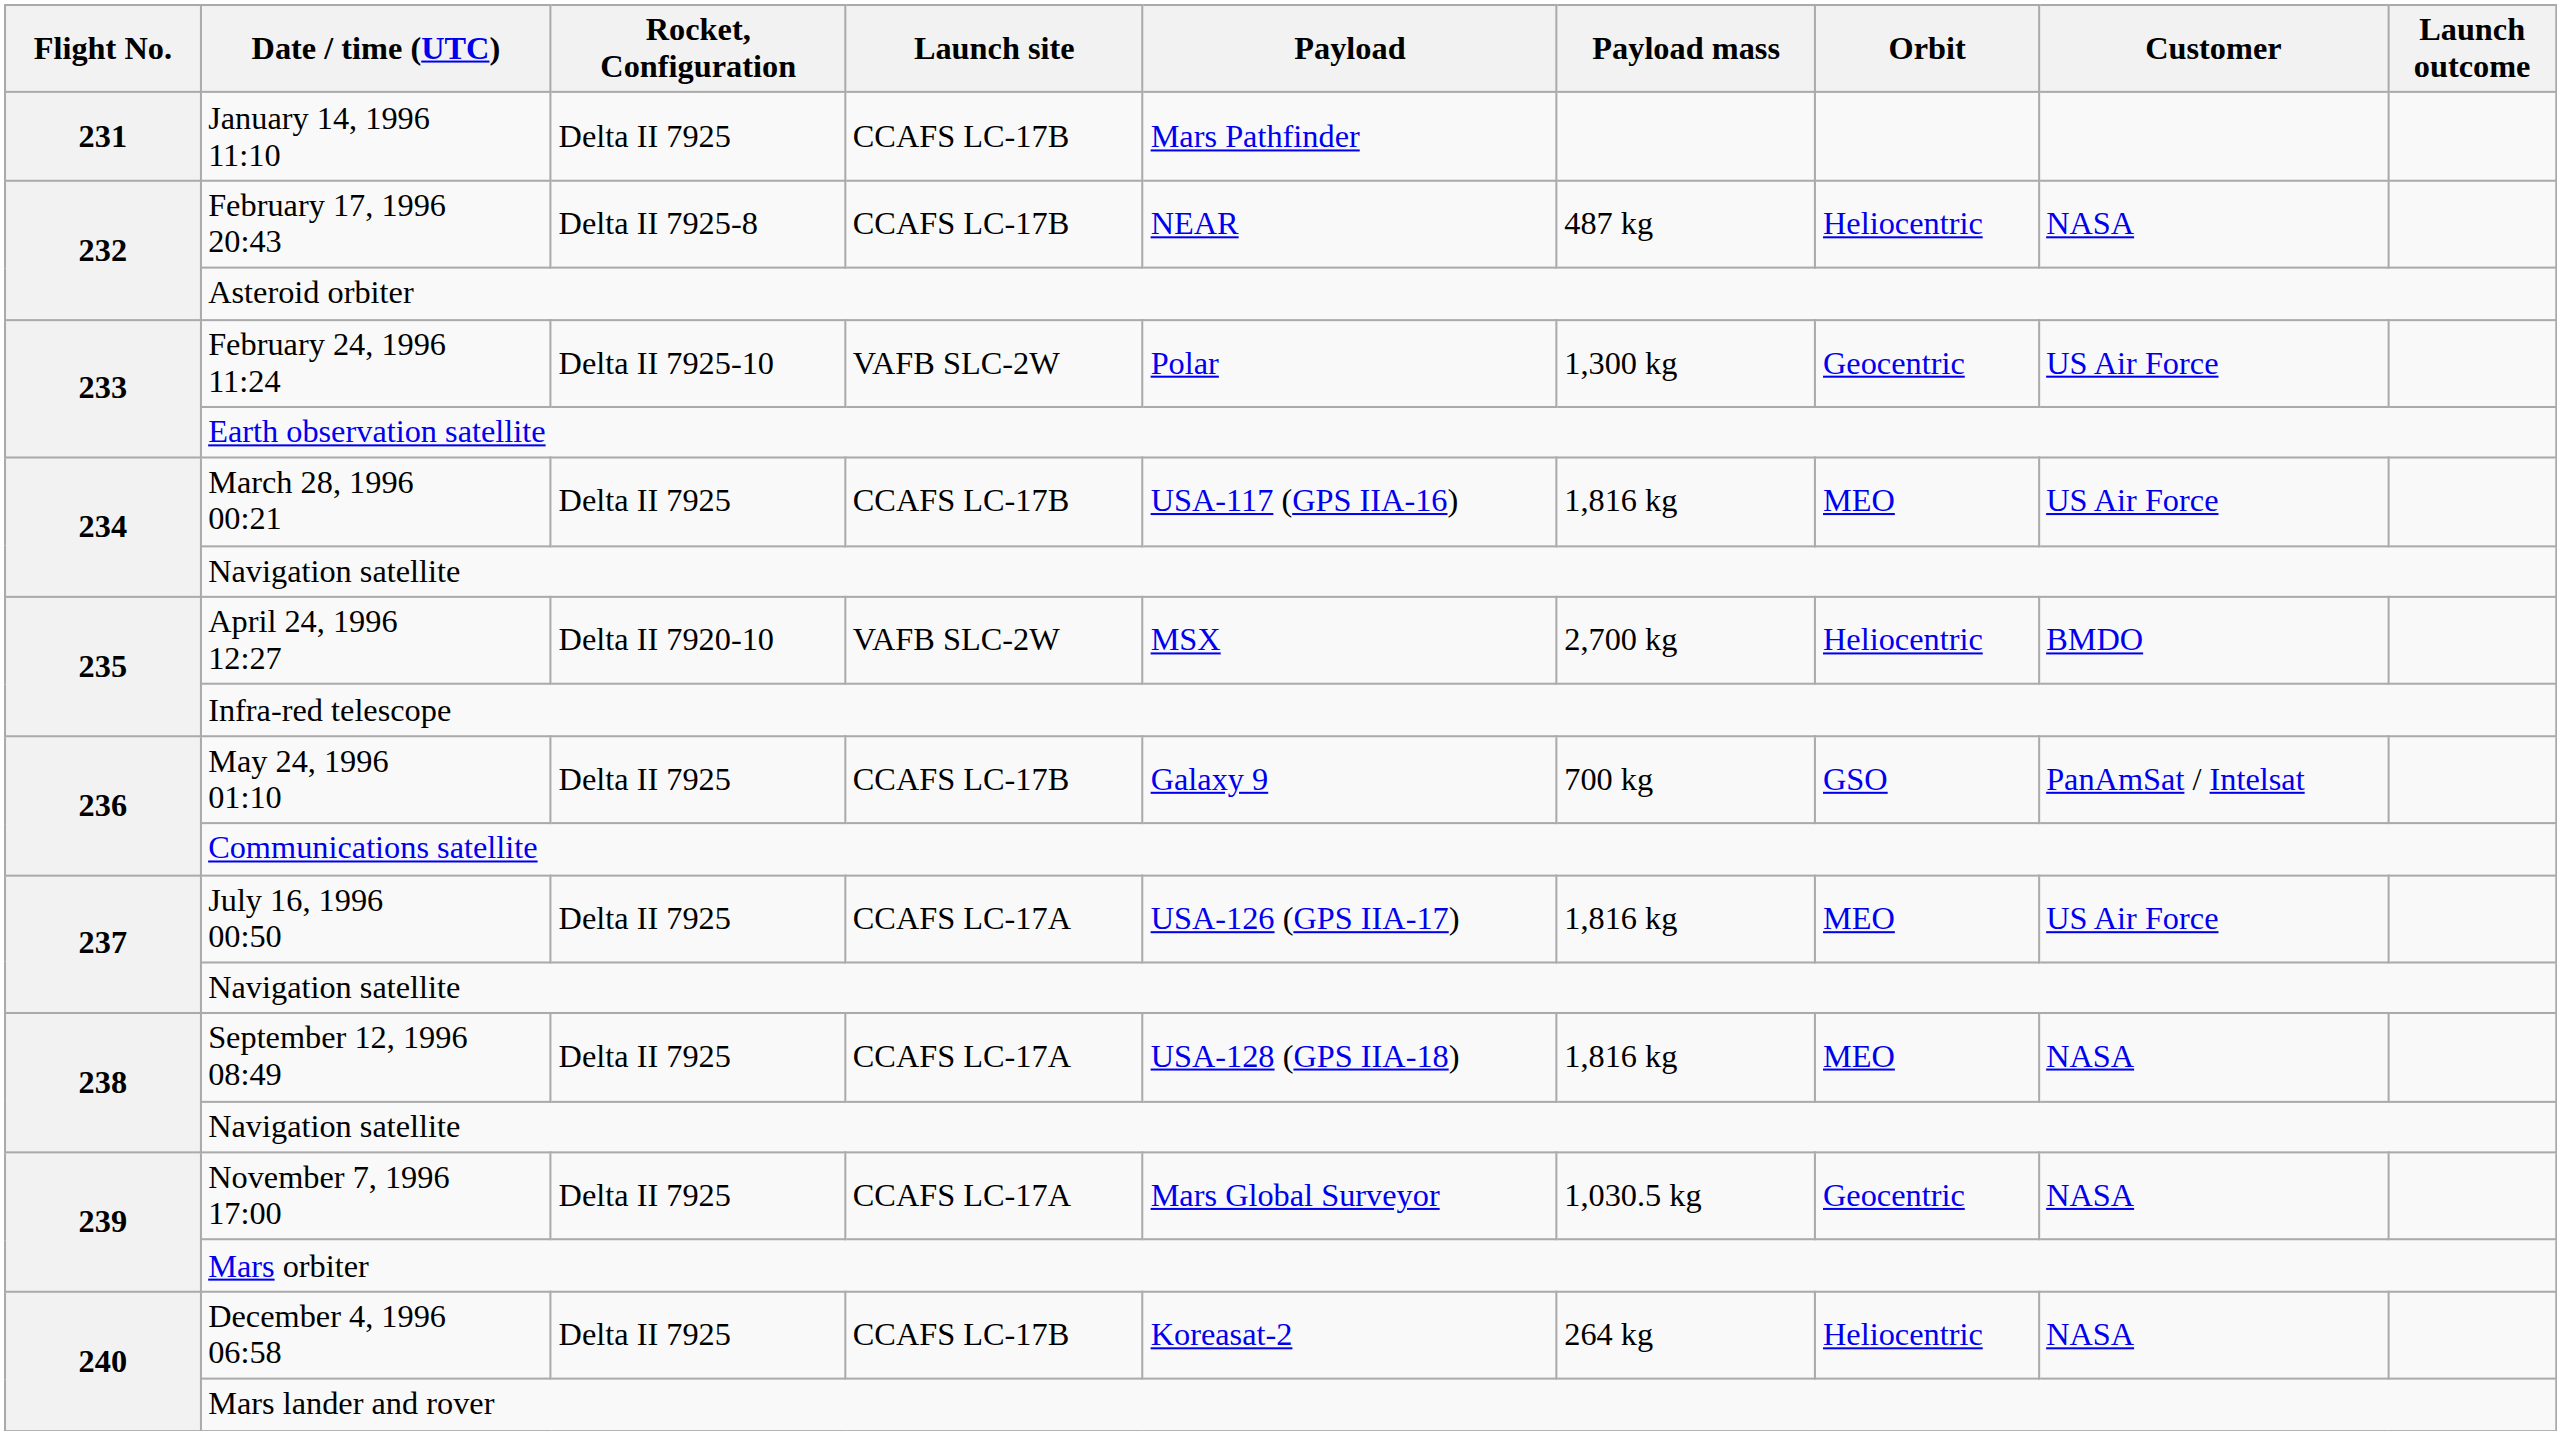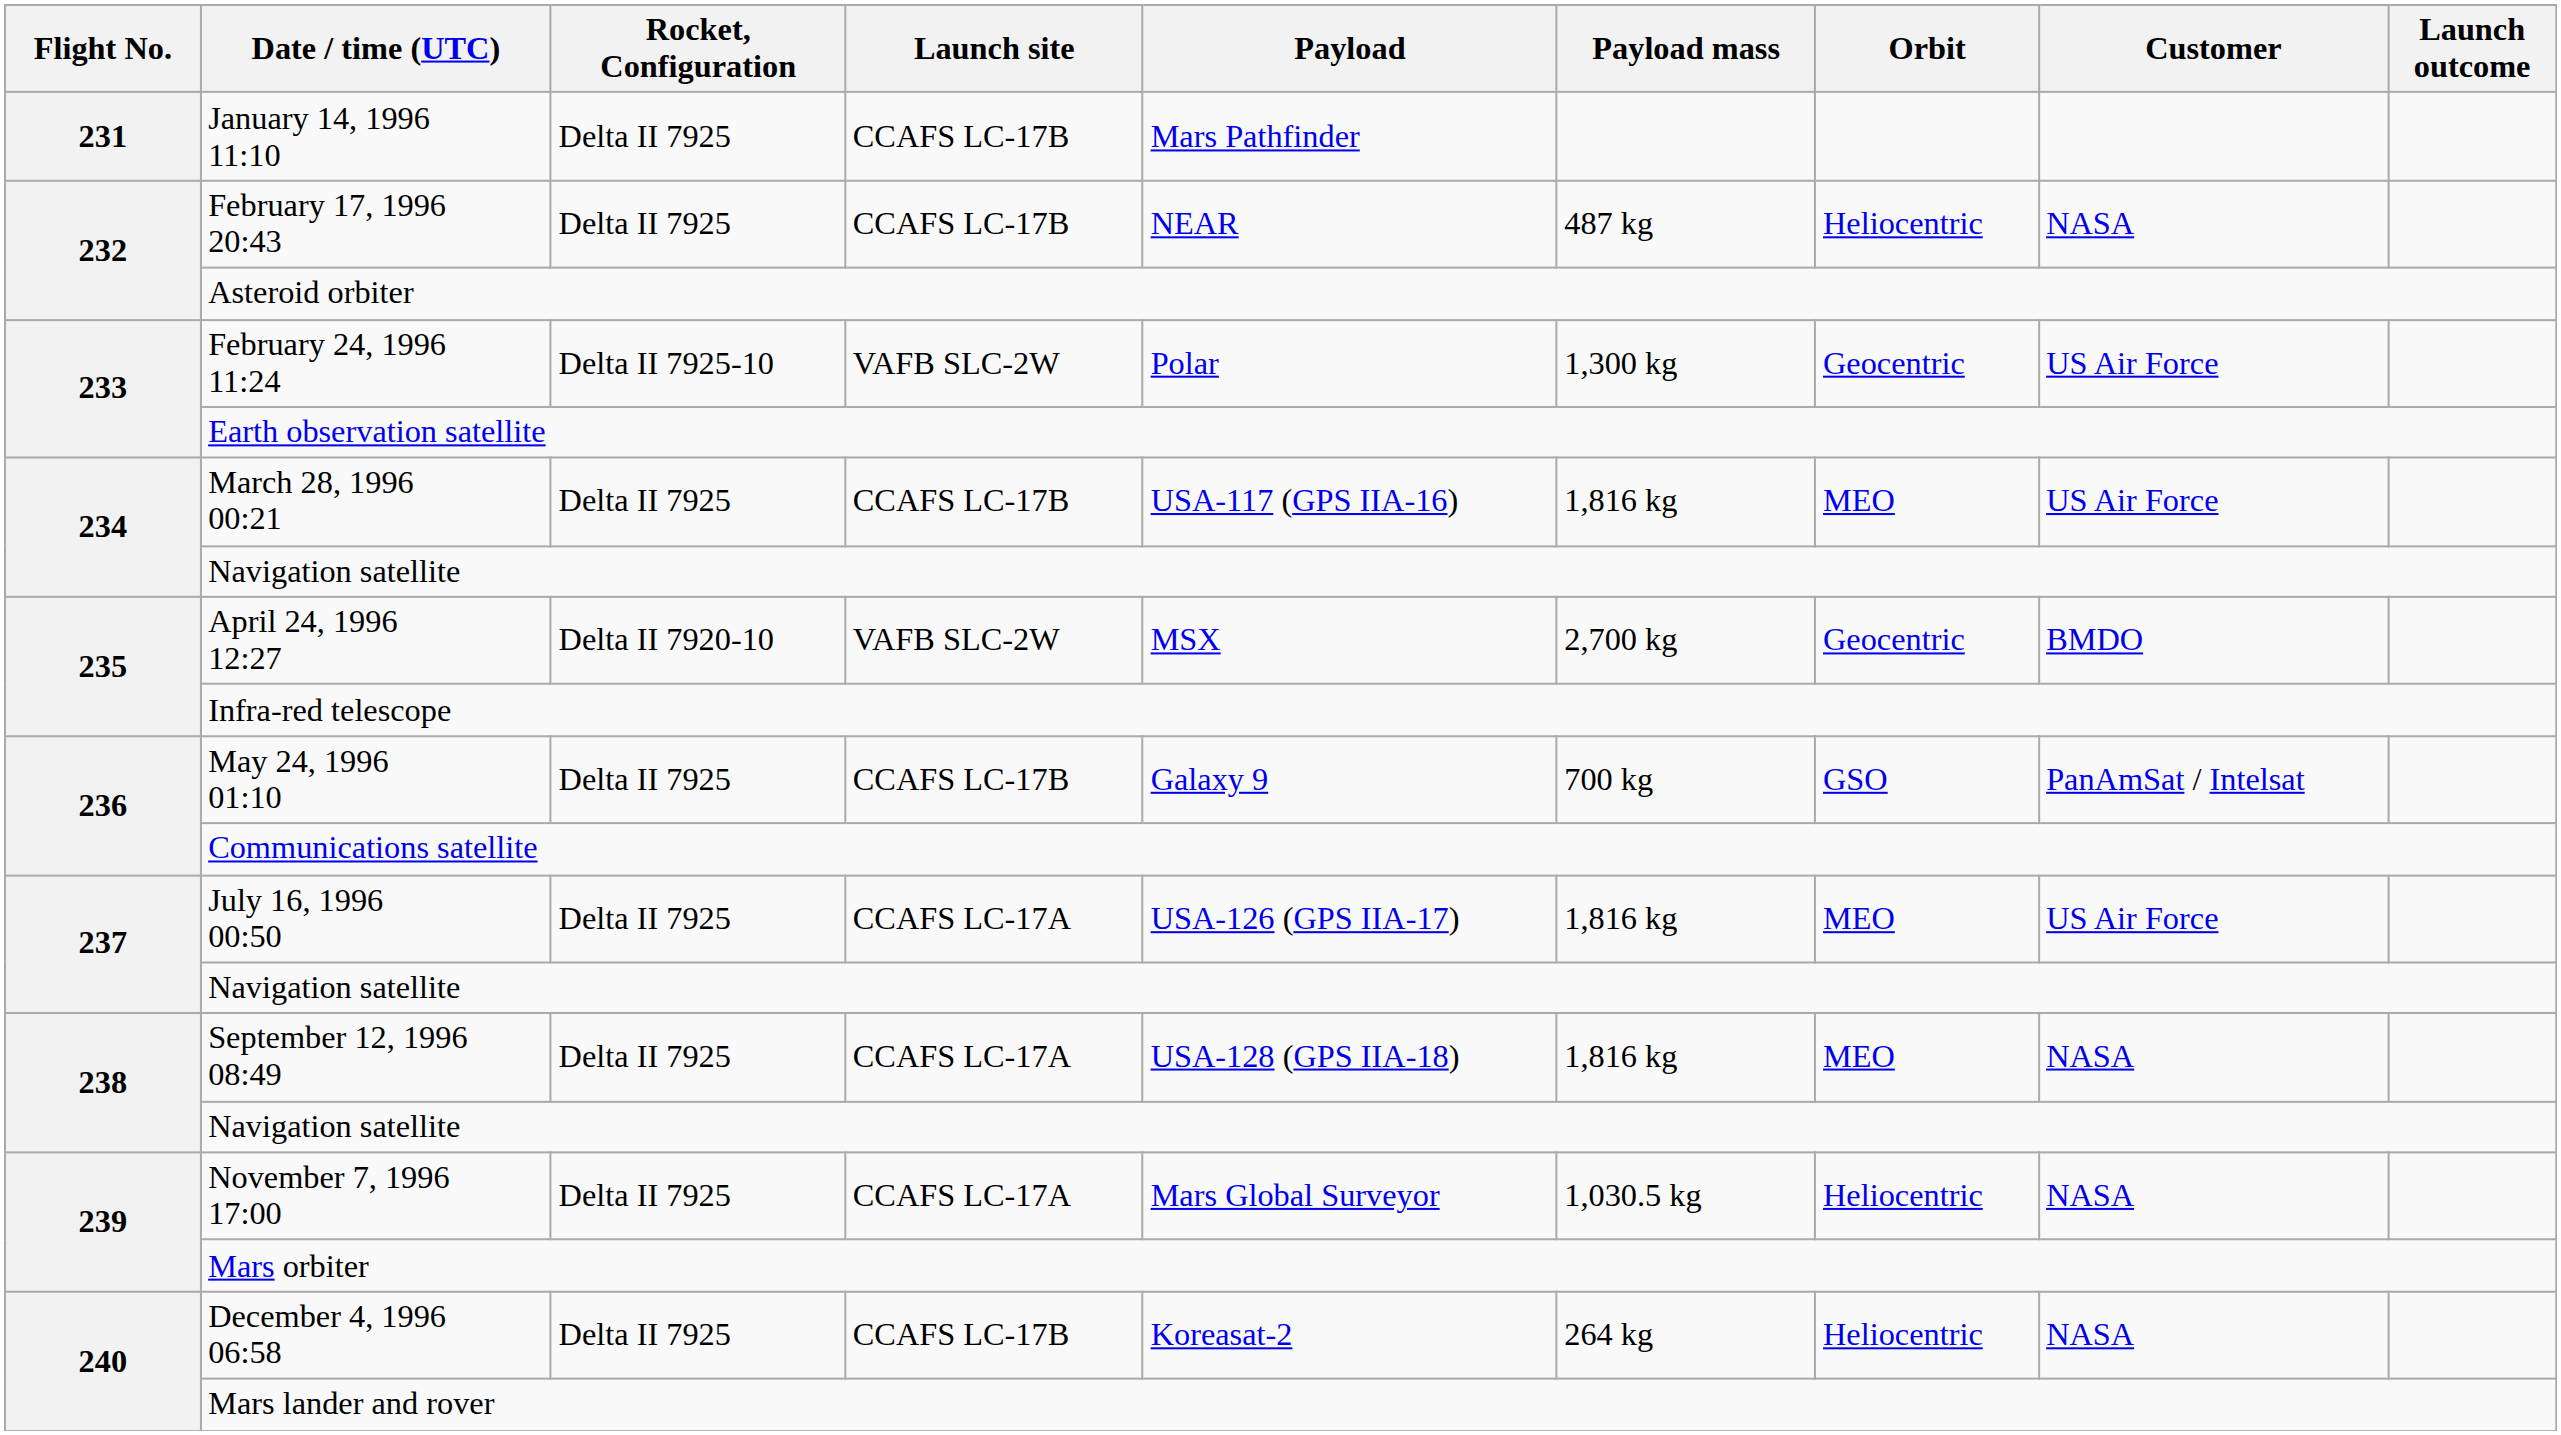(658, 223) Delta II 7925-8 -> (645, 223) Delta II 7925
(1903, 640) Heliocentric -> (1894, 640) Geocentric
(1894, 1195) Geocentric -> (1903, 1195) Heliocentric
